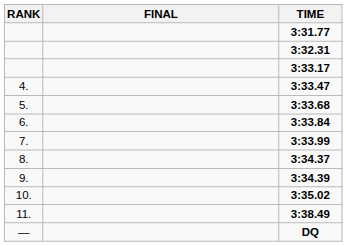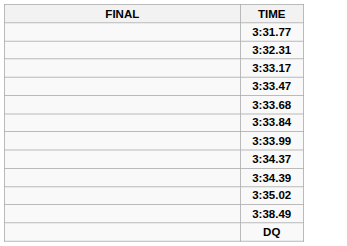- column: (24, 14)
